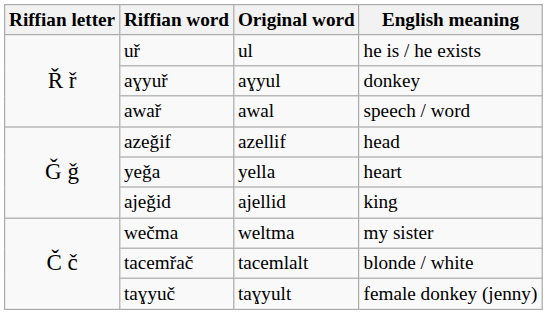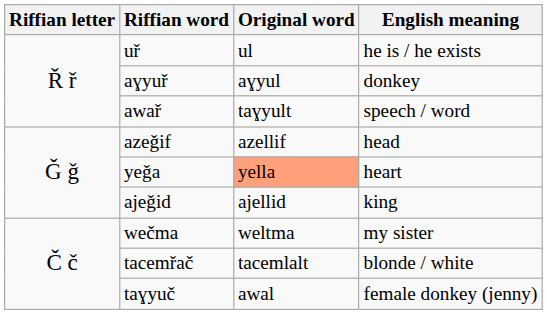(256, 111) awal -> (265, 111) taɣyult
(257, 171) no background -> (257, 171) lightsalmon background
(265, 293) taɣyult -> (256, 293) awal
